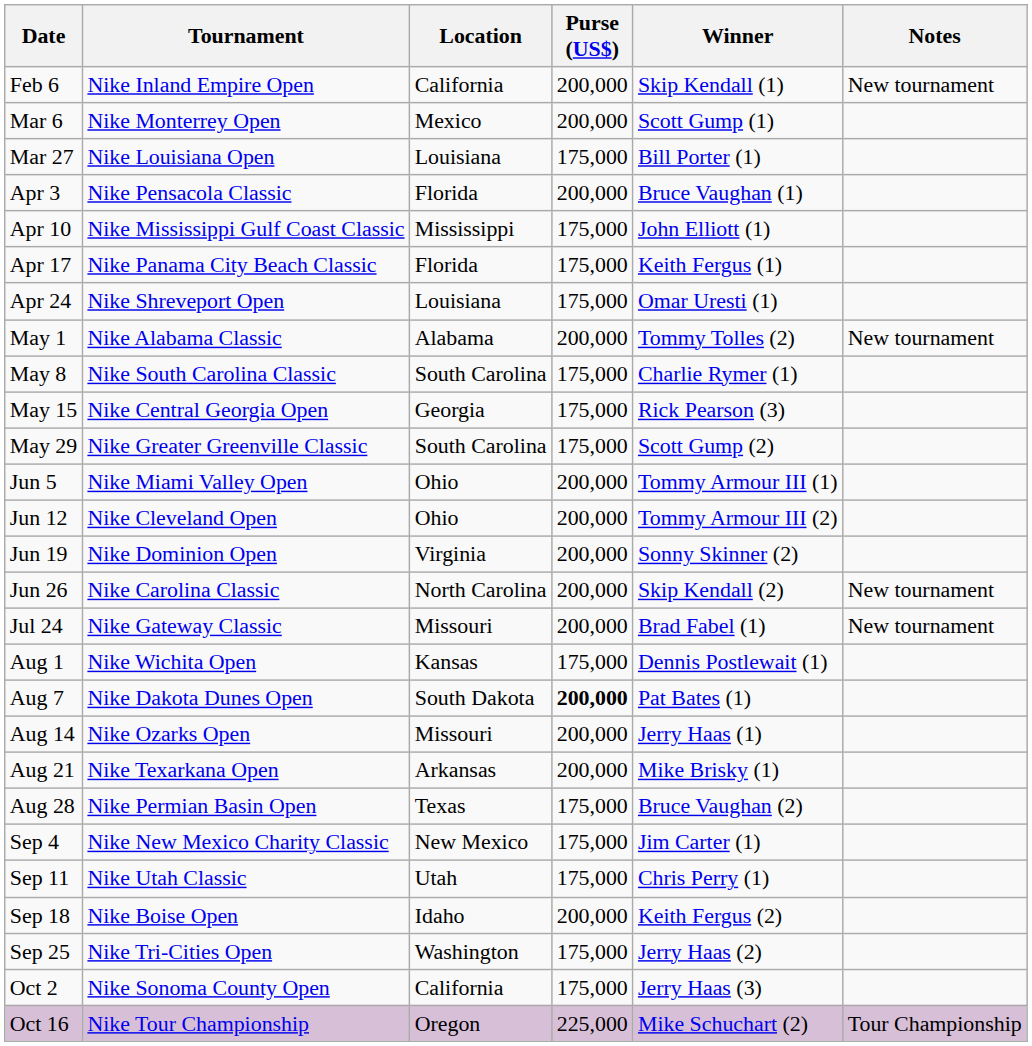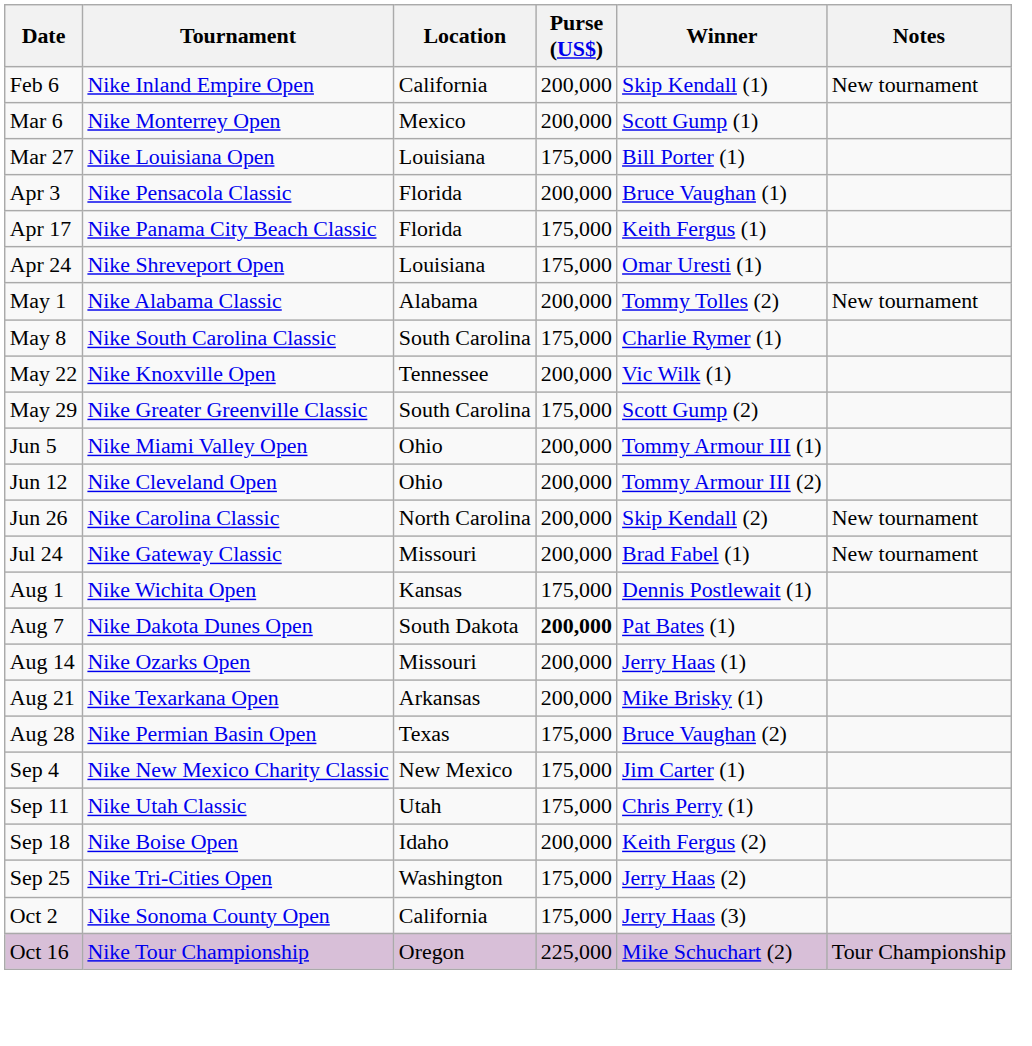- row: (40, 229)
- row: (44, 409)
+ row: (44, 373)
- row: (39, 553)
